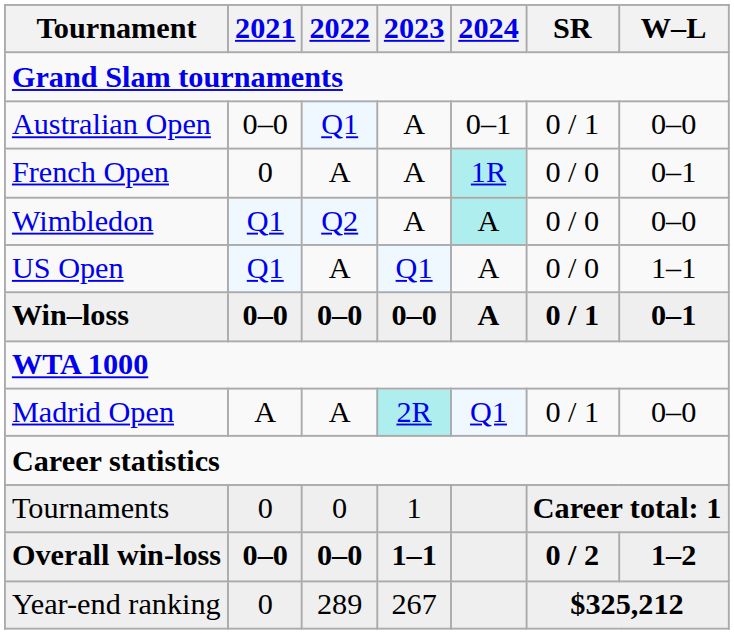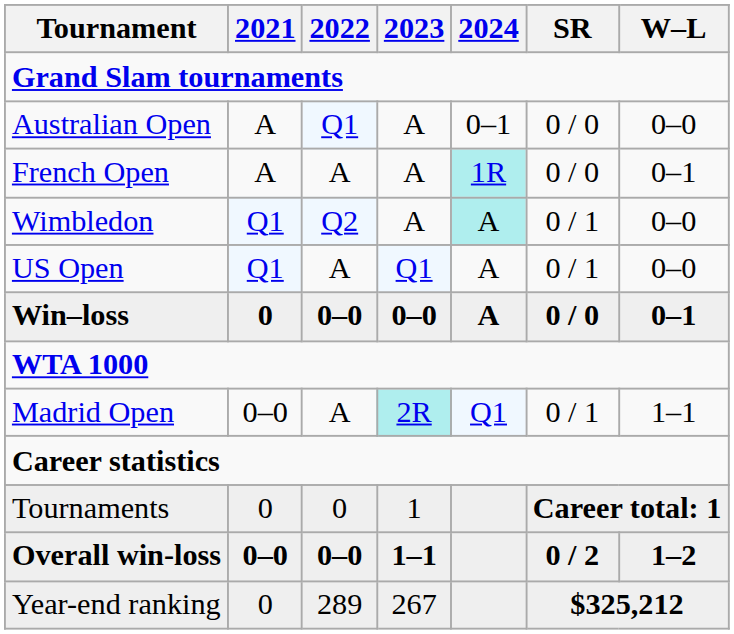(265, 124) 0–0 -> (265, 124) A
(572, 124) 0 / 1 -> (572, 124) 0 / 0
(265, 172) 0 -> (265, 172) A
(572, 220) 0 / 0 -> (572, 220) 0 / 1
(572, 268) 0 / 0 -> (572, 268) 0 / 1
(674, 268) 1–1 -> (674, 268) 0–0
(265, 316) 0–0 -> (265, 316) 0
(572, 316) 0 / 1 -> (572, 316) 0 / 0
(265, 412) A -> (265, 412) 0–0
(674, 412) 0–0 -> (674, 412) 1–1
